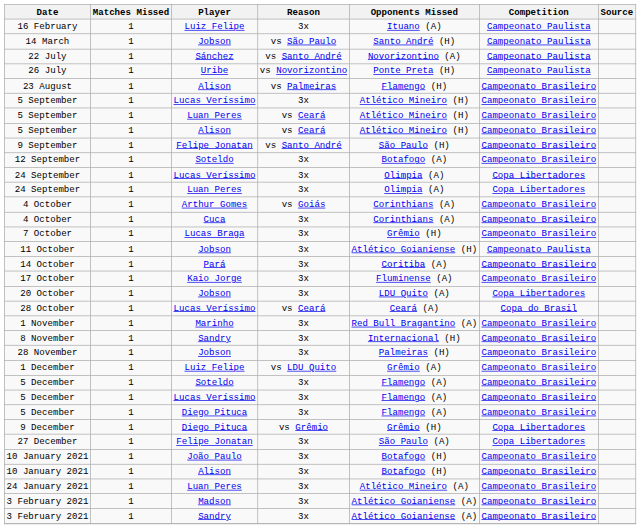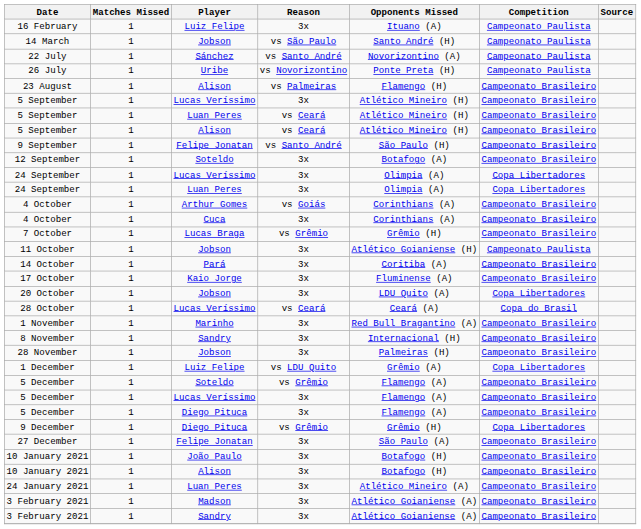(303, 234) 3x -> (303, 234) vs Grêmio
(539, 368) Campeonato Brasileiro -> (539, 368) Copa Libertadores
(303, 383) 3x -> (303, 383) vs Grêmio
(539, 442) Copa Libertadores -> (539, 442) Campeonato Brasileiro
